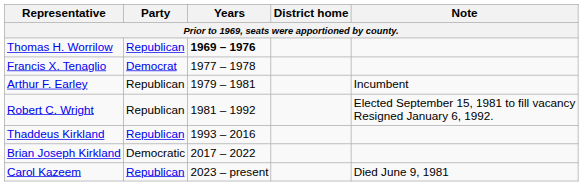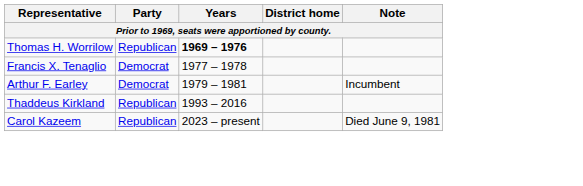(155, 84) Republican -> (143, 84) Democrat
- row: (50, 109)
- row: (64, 153)
